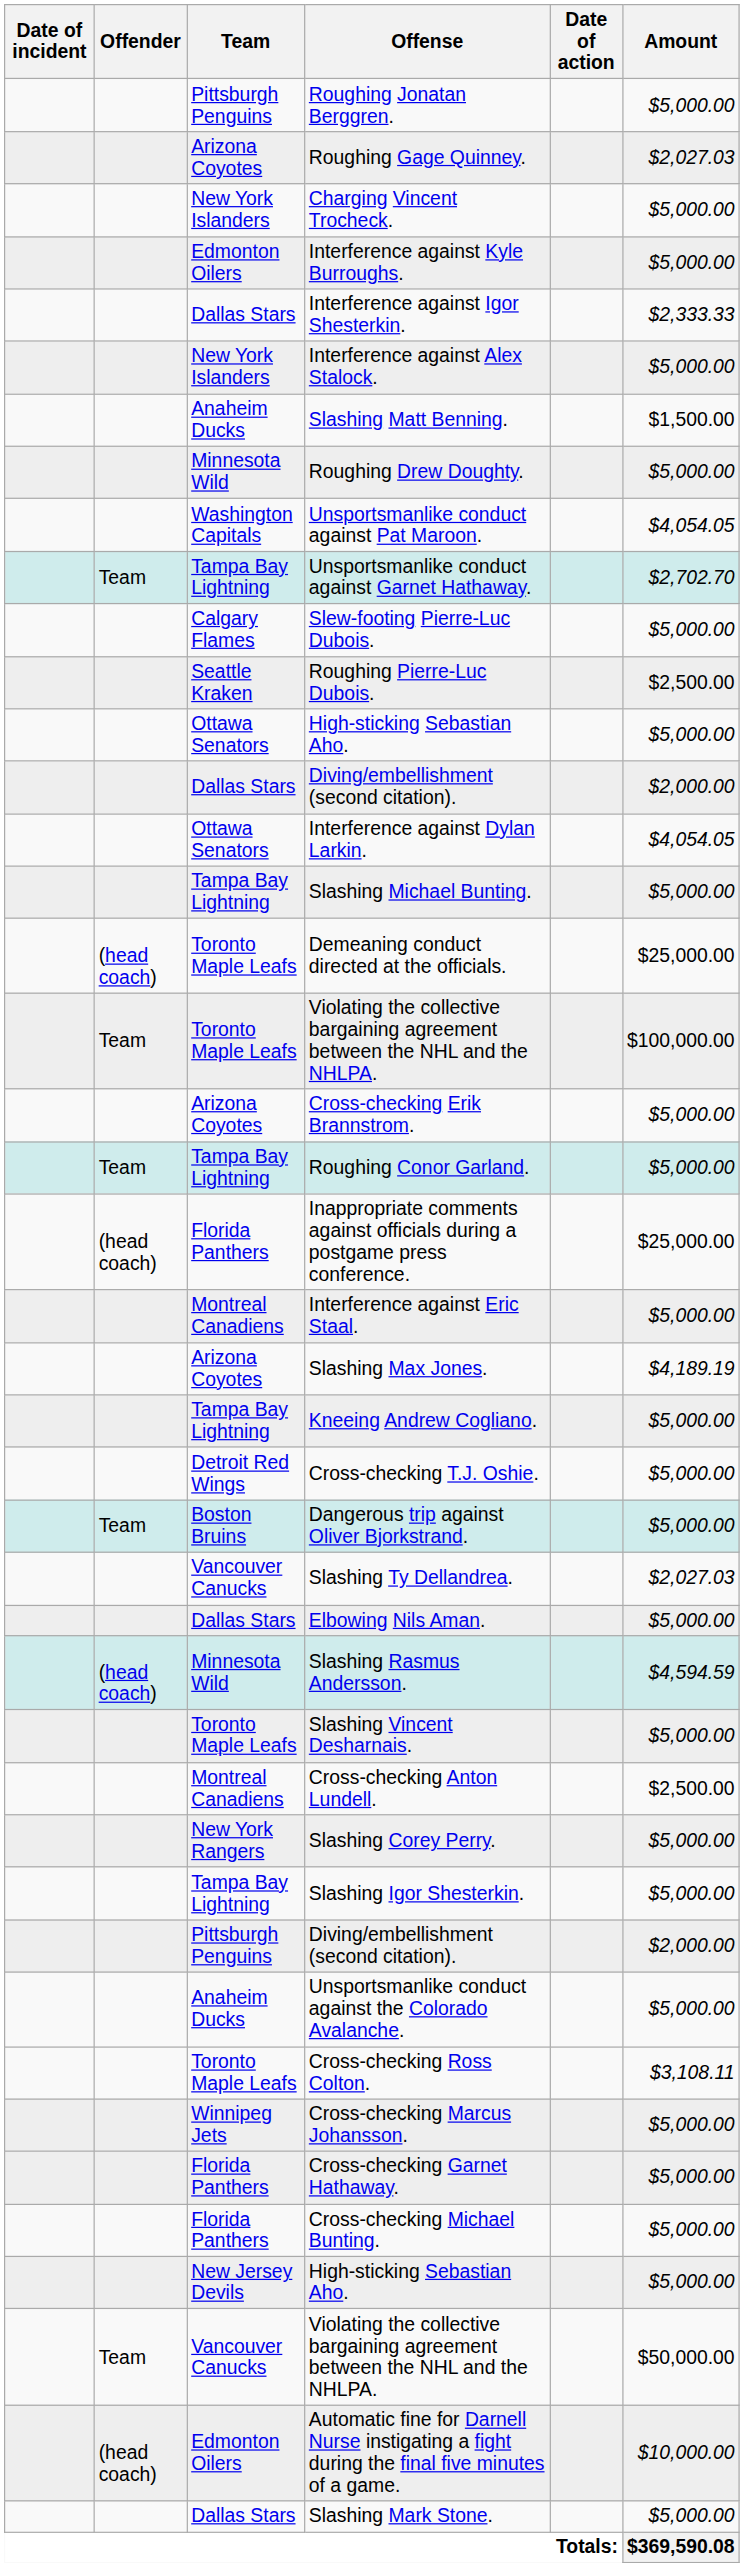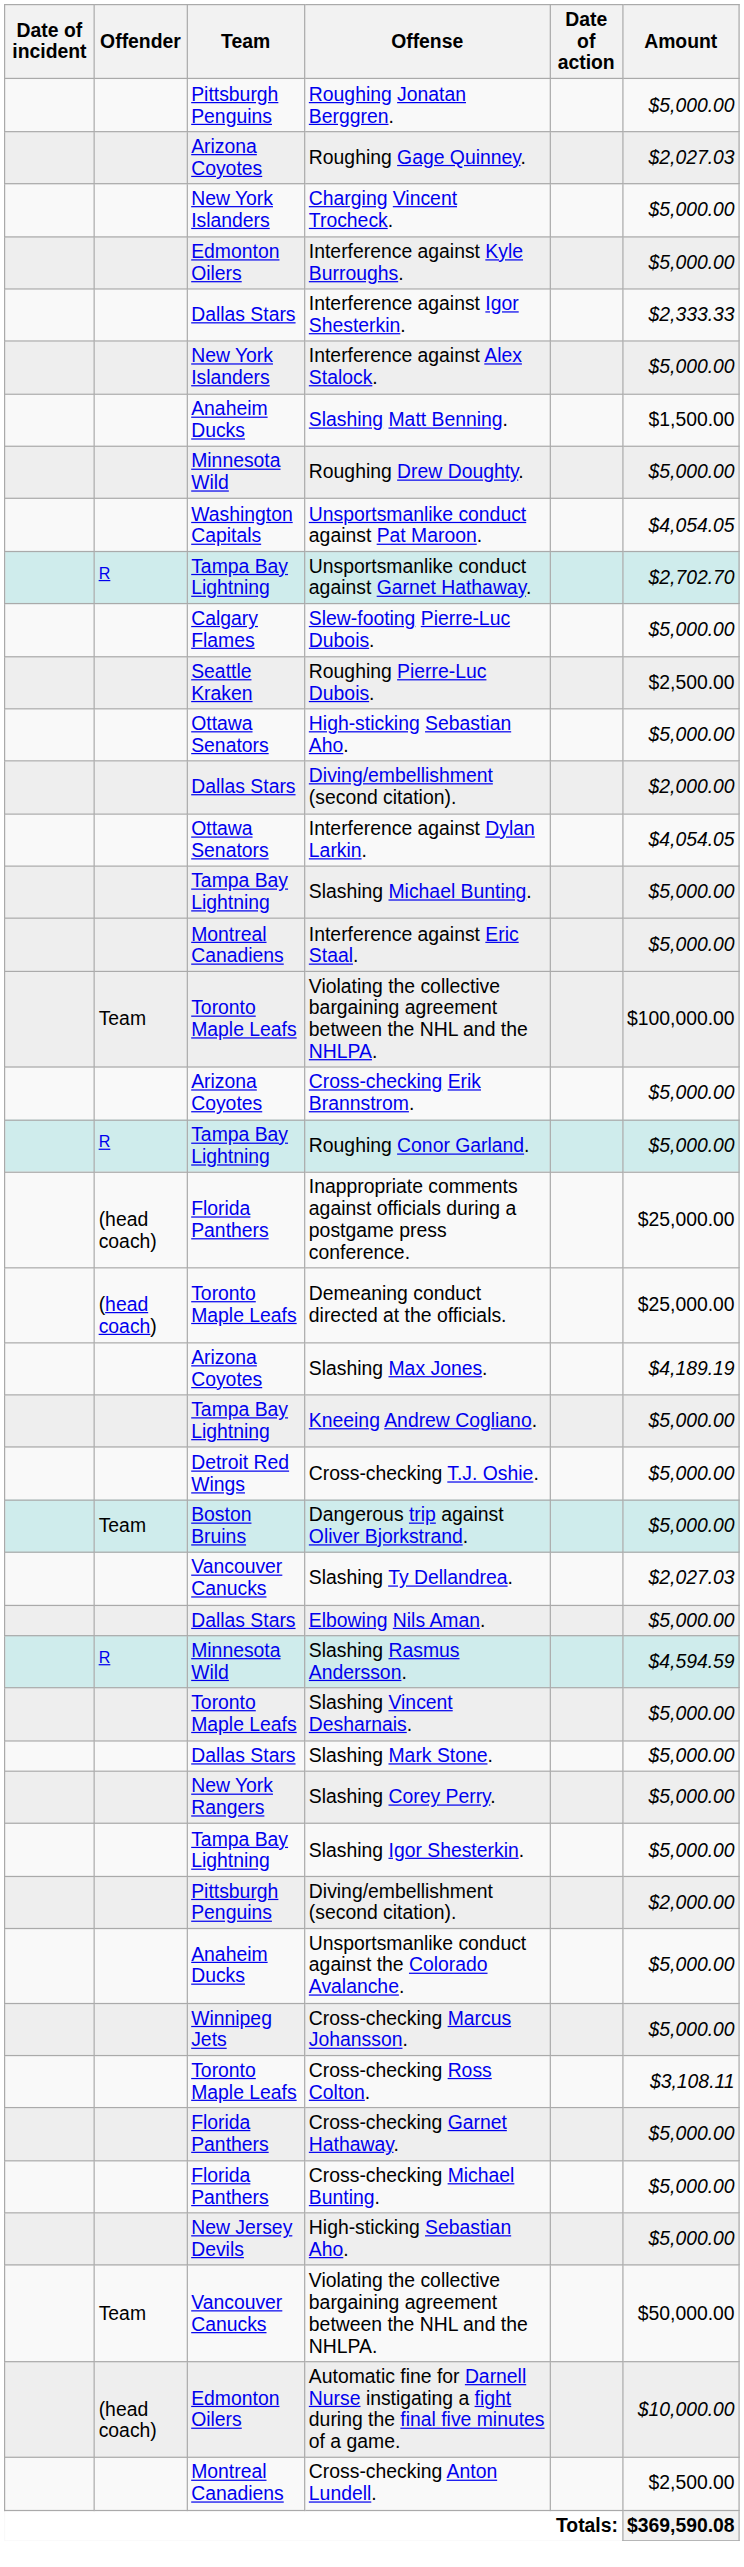(122, 577) Team -> (104, 573) R
rows swapped: (244, 955) <-> (237, 1316)
(122, 1167) Team -> (104, 1141) R
(128, 1683) (head coach) -> (104, 1657) R
rows swapped: (237, 1788) <-> (243, 2516)
rows swapped: (232, 2125) <-> (244, 2072)
